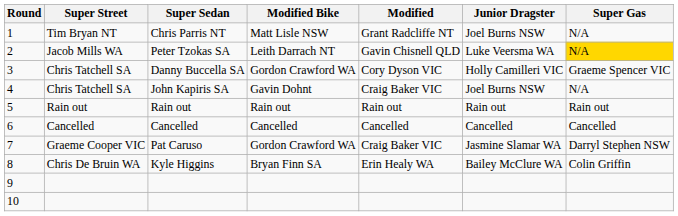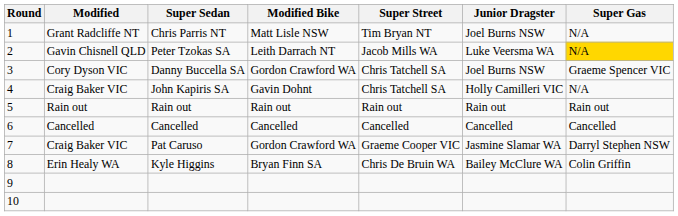columns swapped: (411, 13) <-> (96, 13)
(514, 70) Holly Camilleri VIC -> (505, 70) Joel Burns NSW
(505, 88) Joel Burns NSW -> (514, 88) Holly Camilleri VIC
